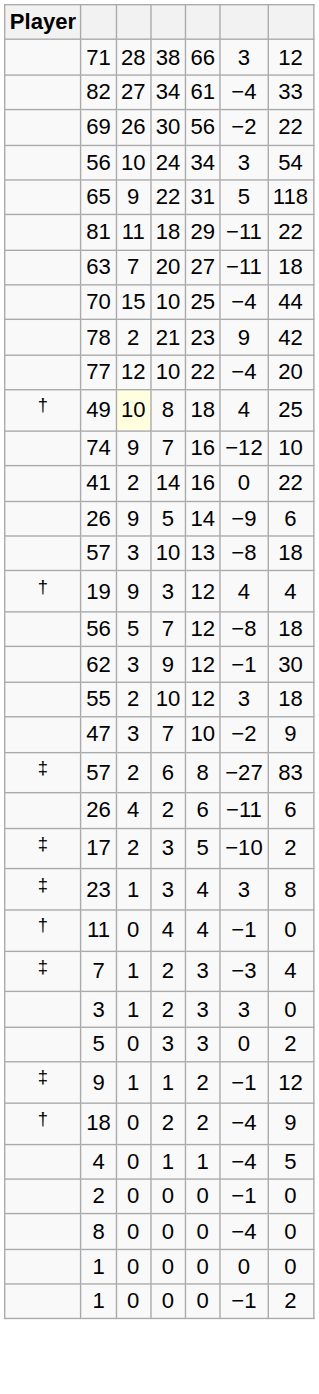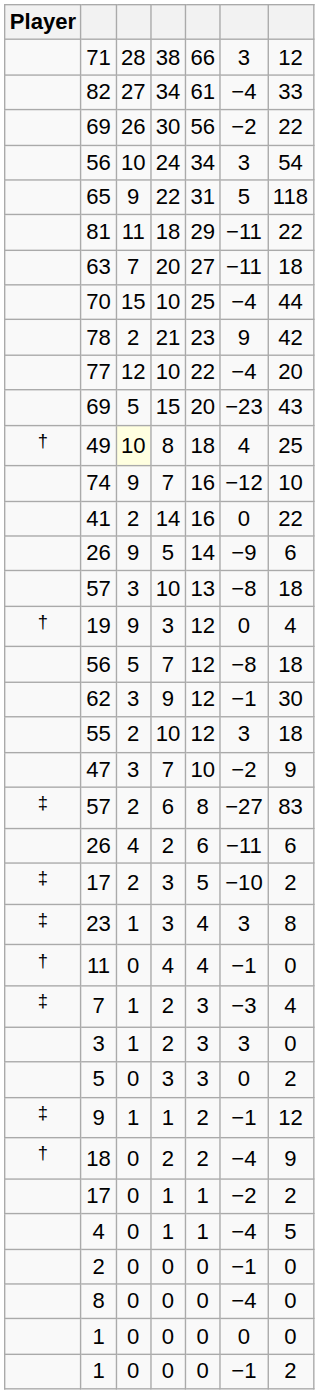+ row: (99, 407)
(244, 591) 4 -> (244, 626) 0
+ row: (99, 1196)
